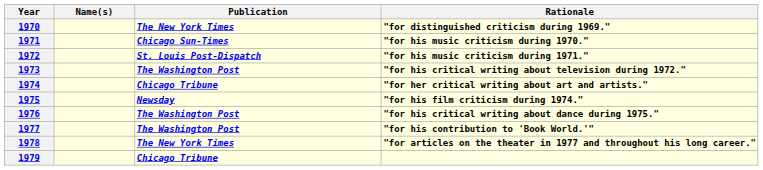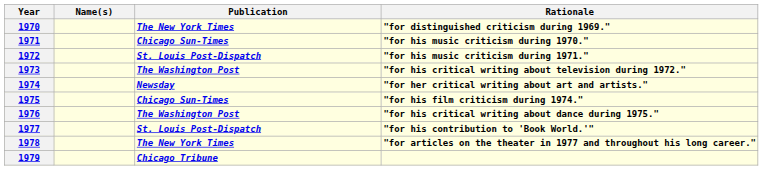(177, 85) Chicago Tribune -> (156, 85) Newsday
(156, 99) Newsday -> (183, 99) Chicago Sun-Times
(188, 129) The Washington Post -> (199, 129) St. Louis Post-Dispatch
